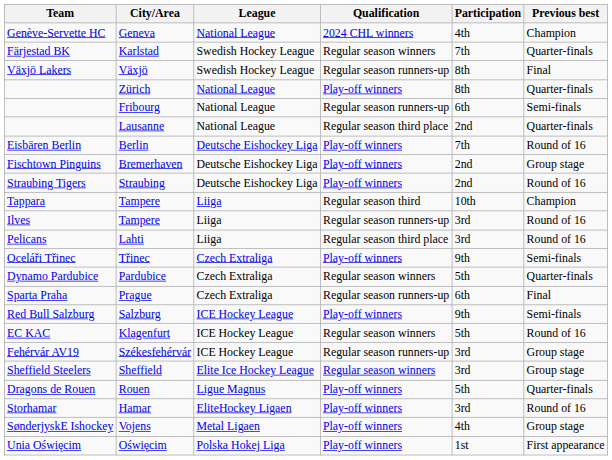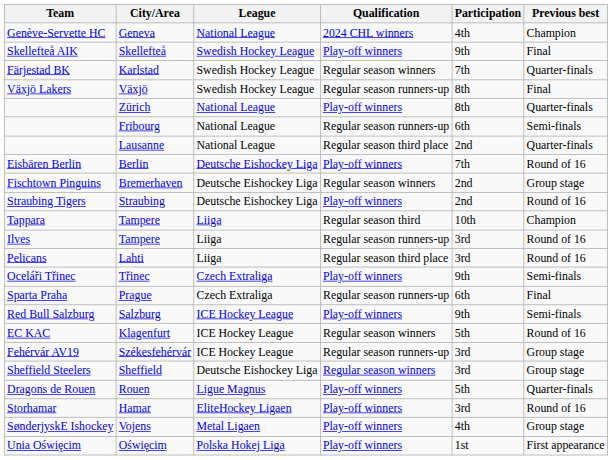+ row: (42, 51)
(363, 164) Play-off winners -> (379, 182) Regular season winners
- row: (53, 276)
(255, 370) Elite Ice Hockey League -> (257, 370) Deutsche Eishockey Liga
